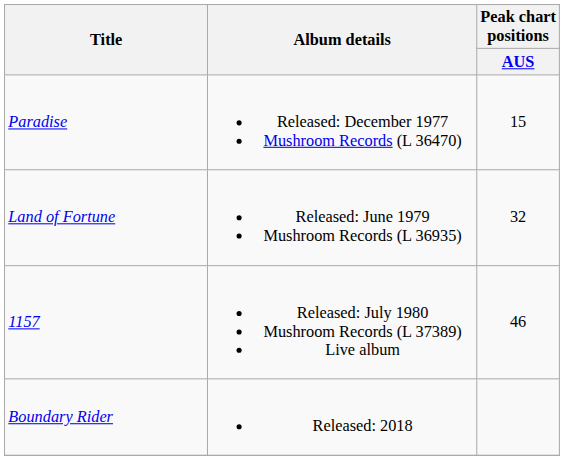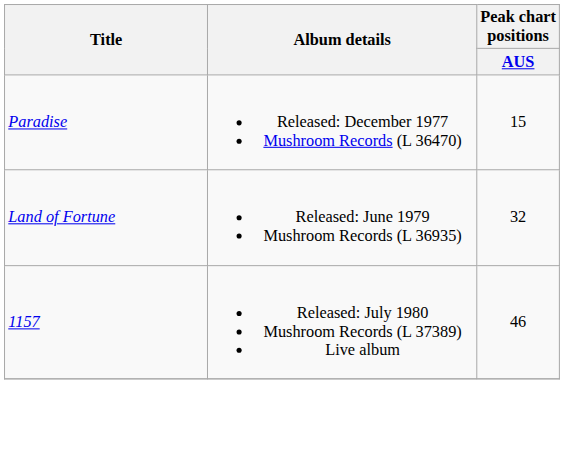- row: (61, 417)
